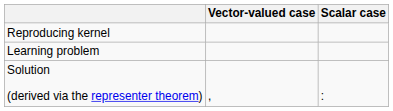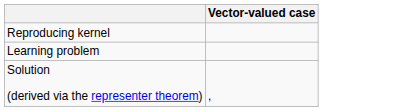- column: (353, 13)
